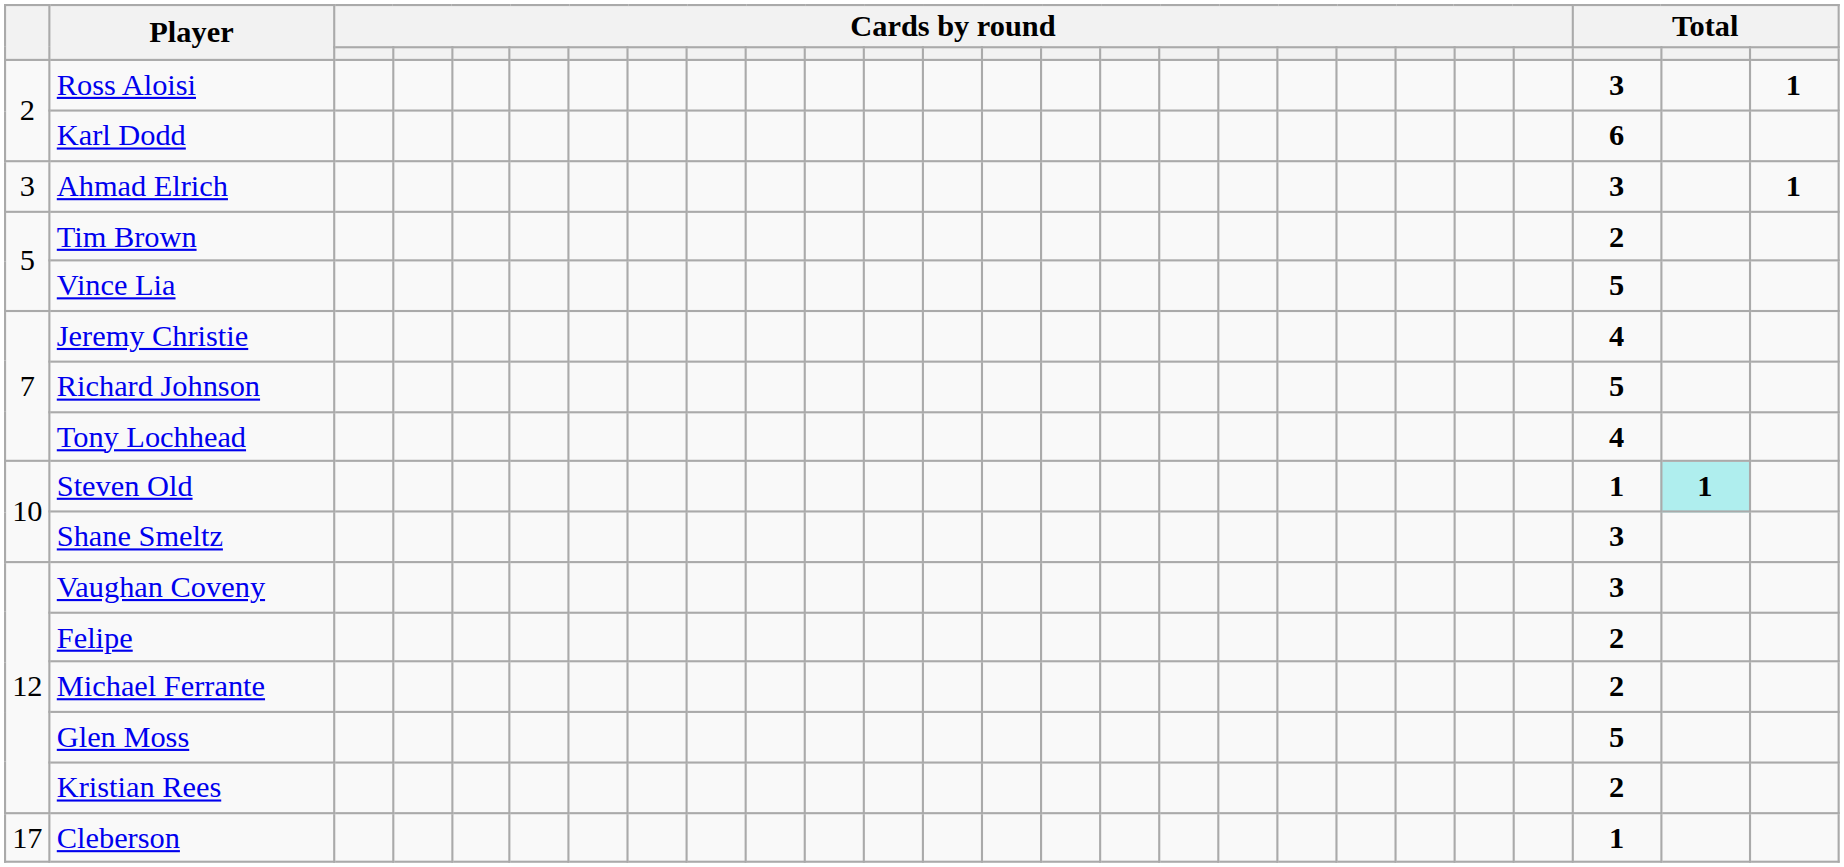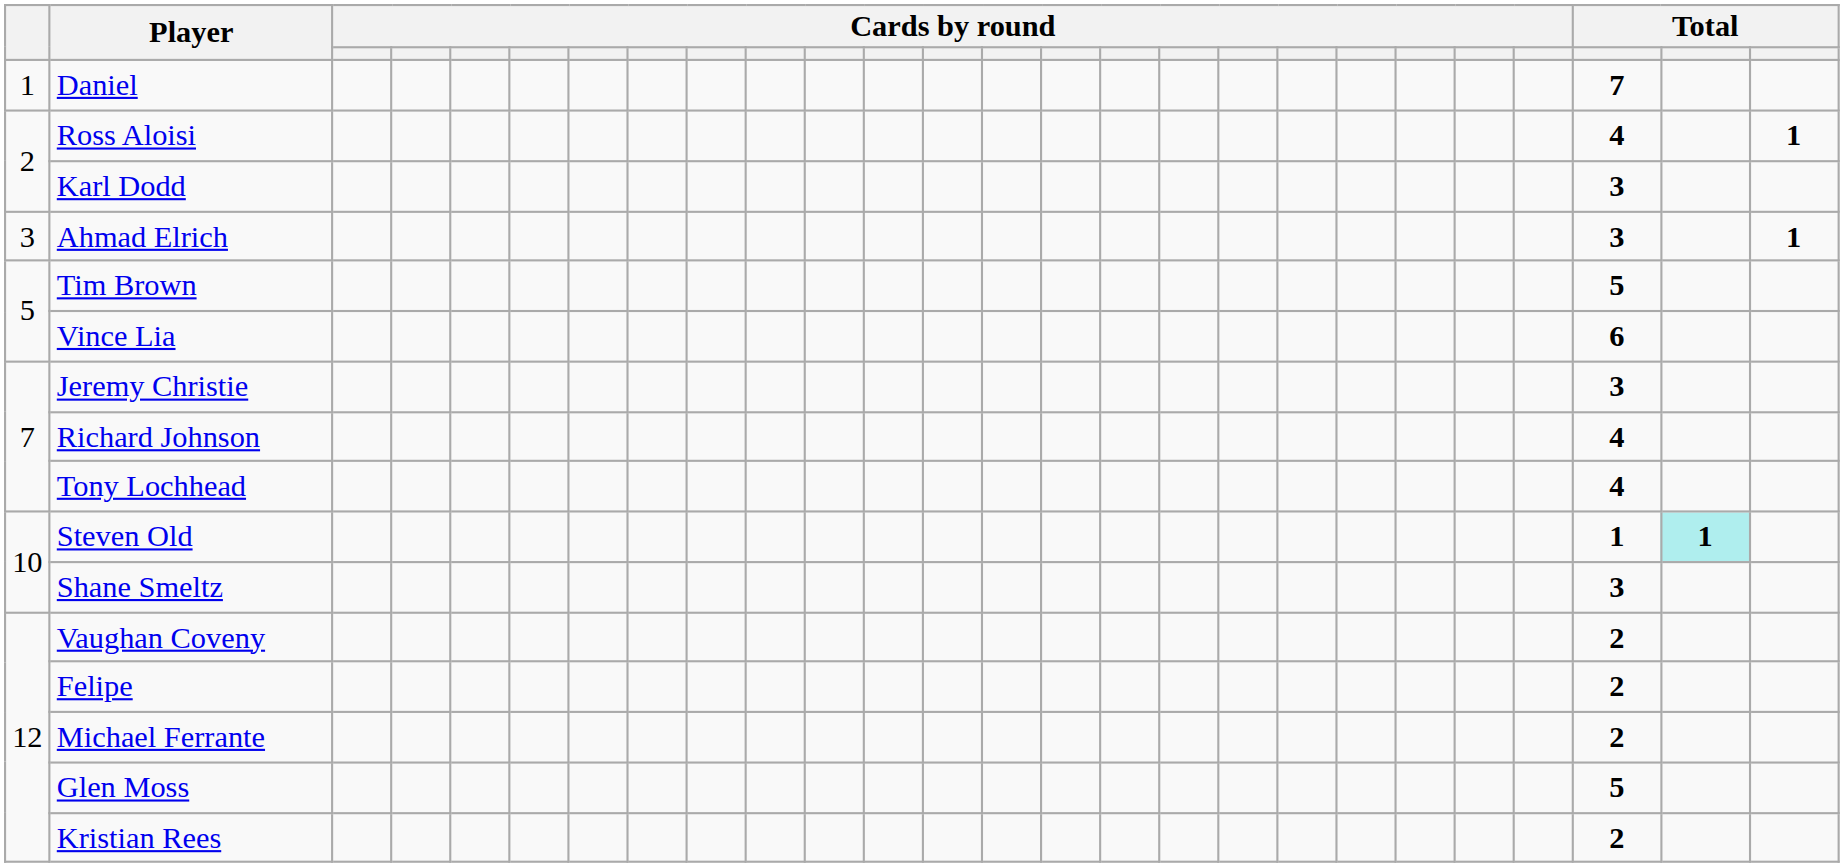+ row: (97, 85)
(1617, 85) 3 -> (1617, 135) 4
(1617, 135) 6 -> (1617, 186) 3
(1617, 236) 2 -> (1617, 286) 5
(1617, 286) 5 -> (1617, 336) 6
(1617, 336) 4 -> (1617, 386) 3
(1617, 386) 5 -> (1617, 436) 4
(1617, 586) 3 -> (1617, 637) 2
- row: (118, 837)
